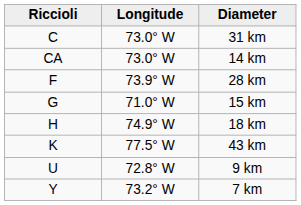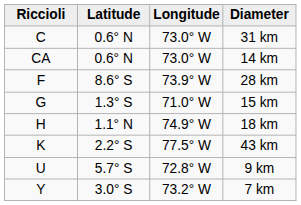+ column: (114, 15)
